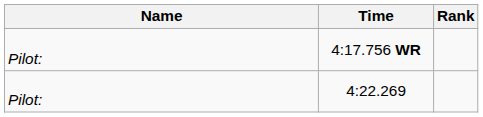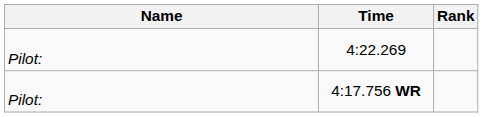rows swapped: (376, 49) <-> (376, 91)
